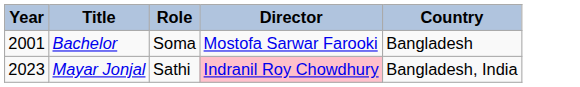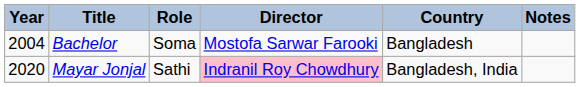+ column: (548, 18)
(27, 44) 2001 -> (27, 44) 2004
(27, 70) 2023 -> (27, 70) 2020
